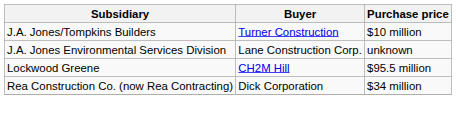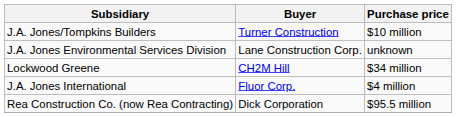(399, 68) $95.5 million -> (394, 68) $34 million
+ row: (67, 86)
(394, 86) $34 million -> (399, 104) $95.5 million
